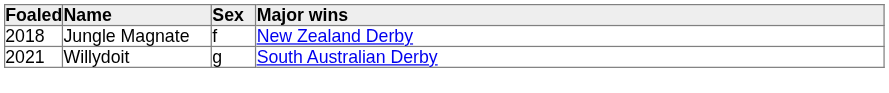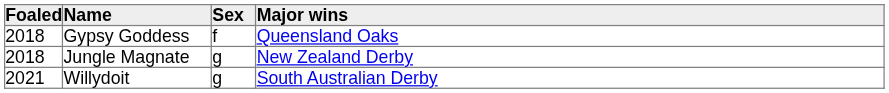+ row: (126, 36)
(215, 36) f -> (217, 57) g
